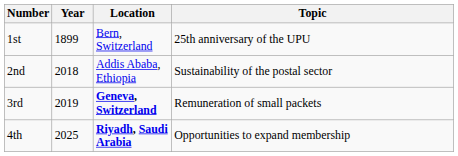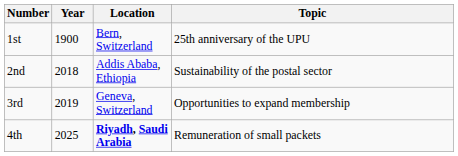(66, 39) 1899 -> (66, 39) 1900
(126, 103) bold -> (124, 103) normal
(248, 103) Remuneration of small packets -> (262, 103) Opportunities to expand membership
(262, 135) Opportunities to expand membership -> (247, 135) Remuneration of small packets
